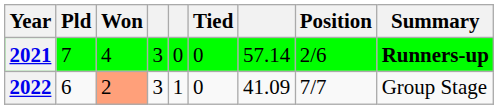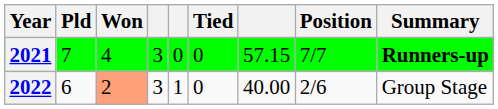(267, 54) 57.14 -> (267, 54) 57.15
(313, 54) 2/6 -> (313, 54) 7/7
(267, 87) 41.09 -> (267, 87) 40.00
(313, 87) 7/7 -> (313, 87) 2/6
